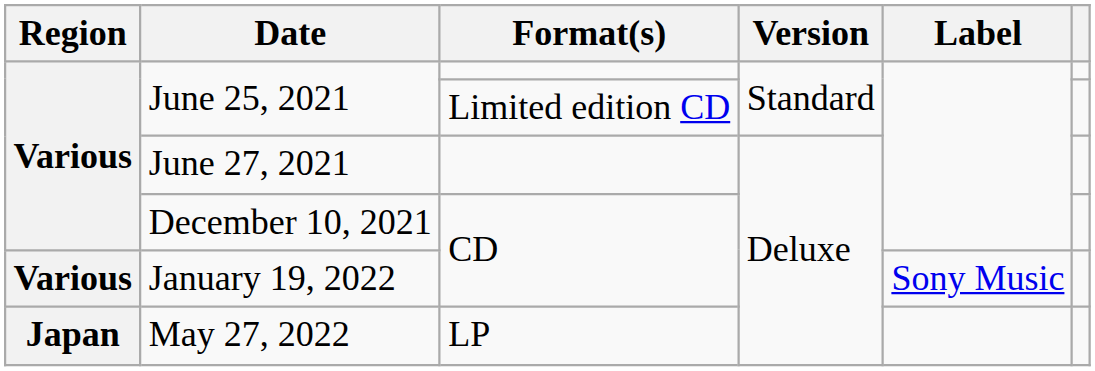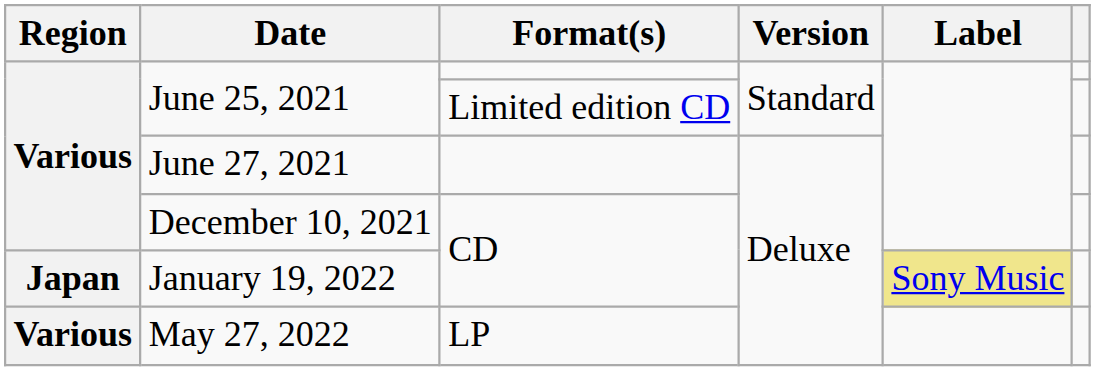(73, 278) Various -> (73, 278) Japan
(978, 278) no background -> (978, 278) khaki background
(73, 335) Japan -> (73, 335) Various
